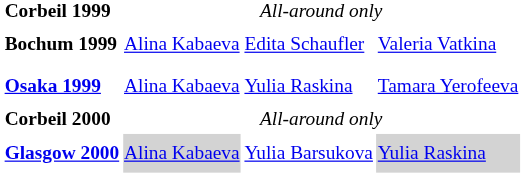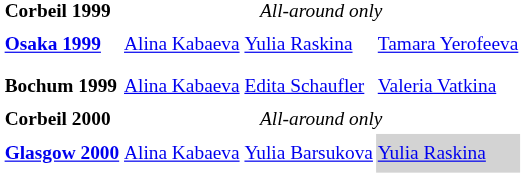rows swapped: (61, 44) <-> (53, 85)
(182, 153) lightgrey background -> (182, 153) no background
